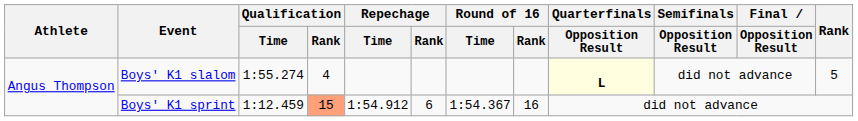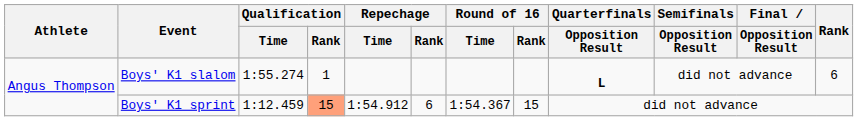(326, 76) 4 -> (326, 76) 1
(602, 84) lightyellow background -> (602, 84) no background
(834, 76) 5 -> (834, 76) 6
(531, 105) 16 -> (531, 105) 15
